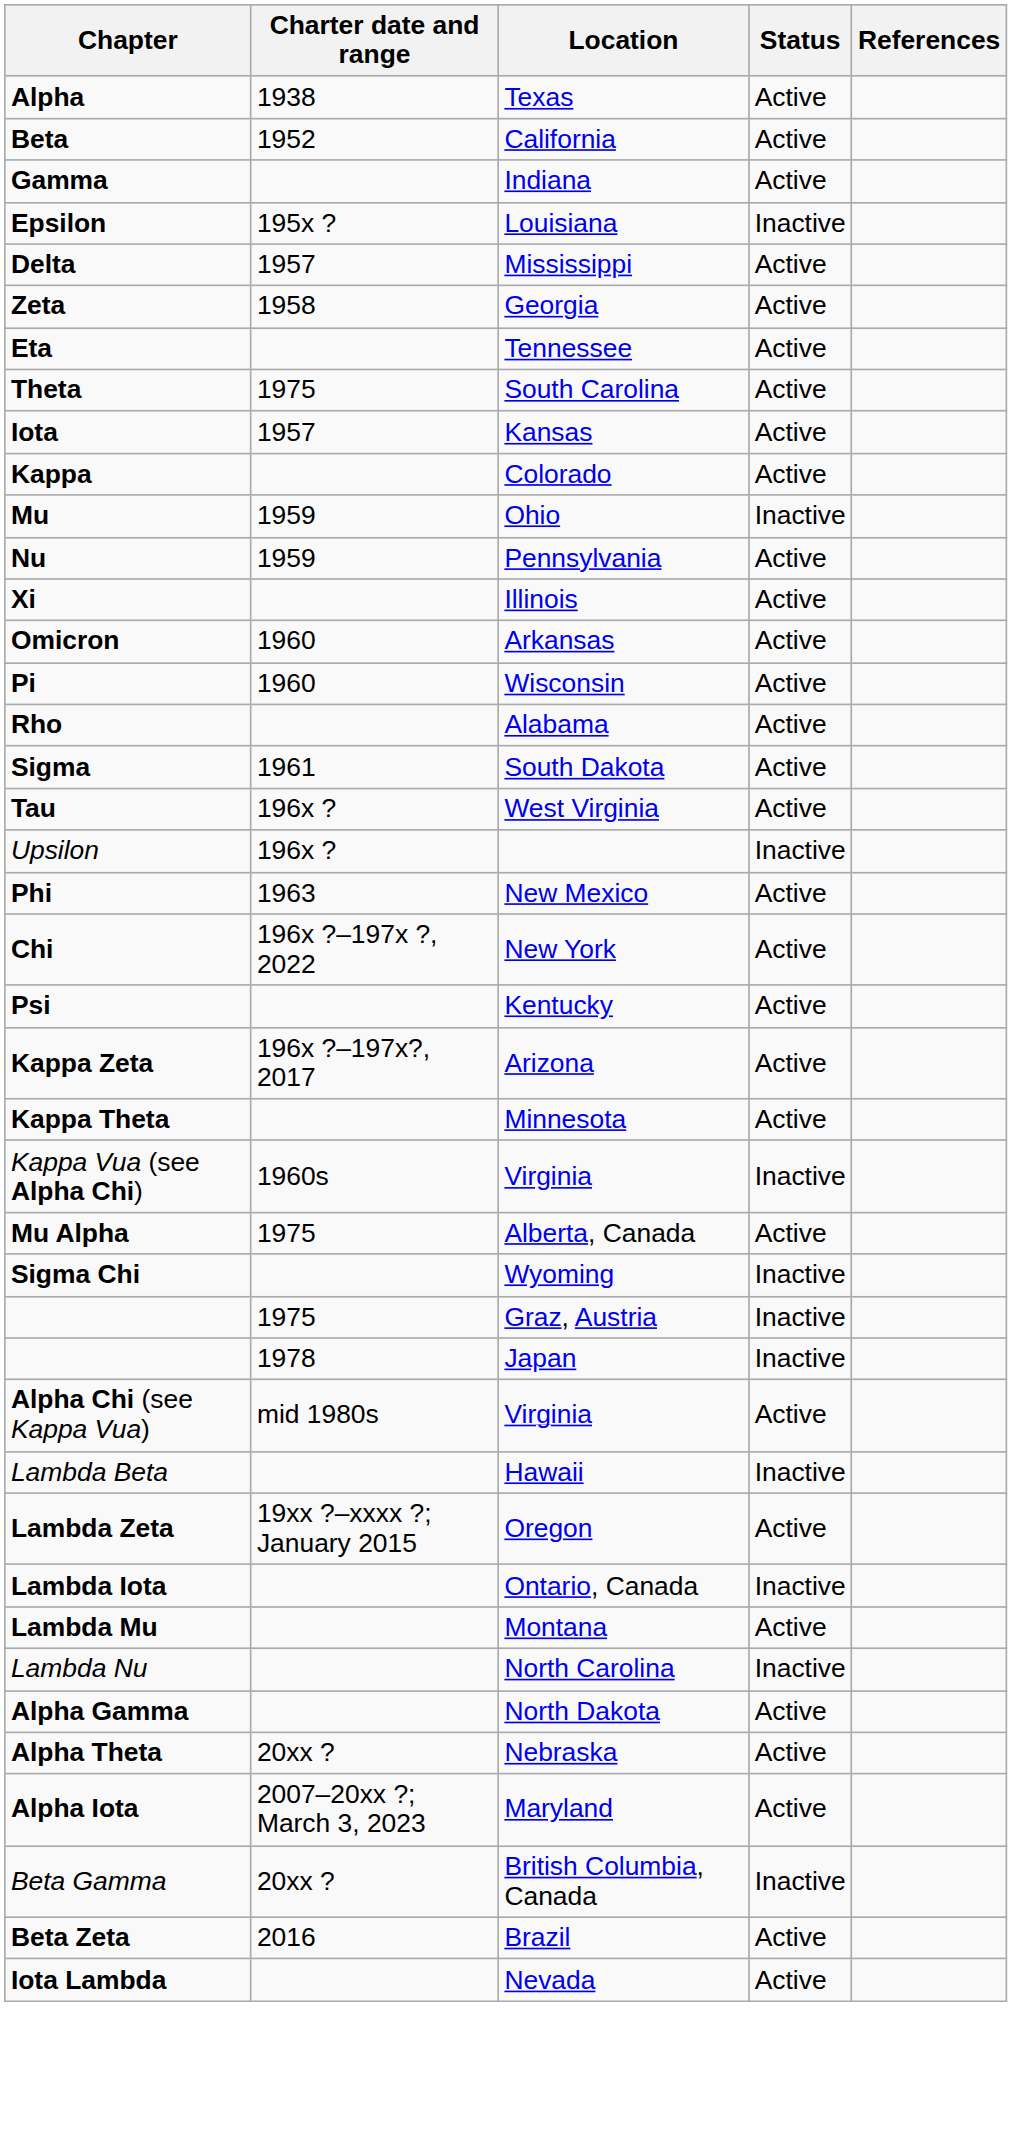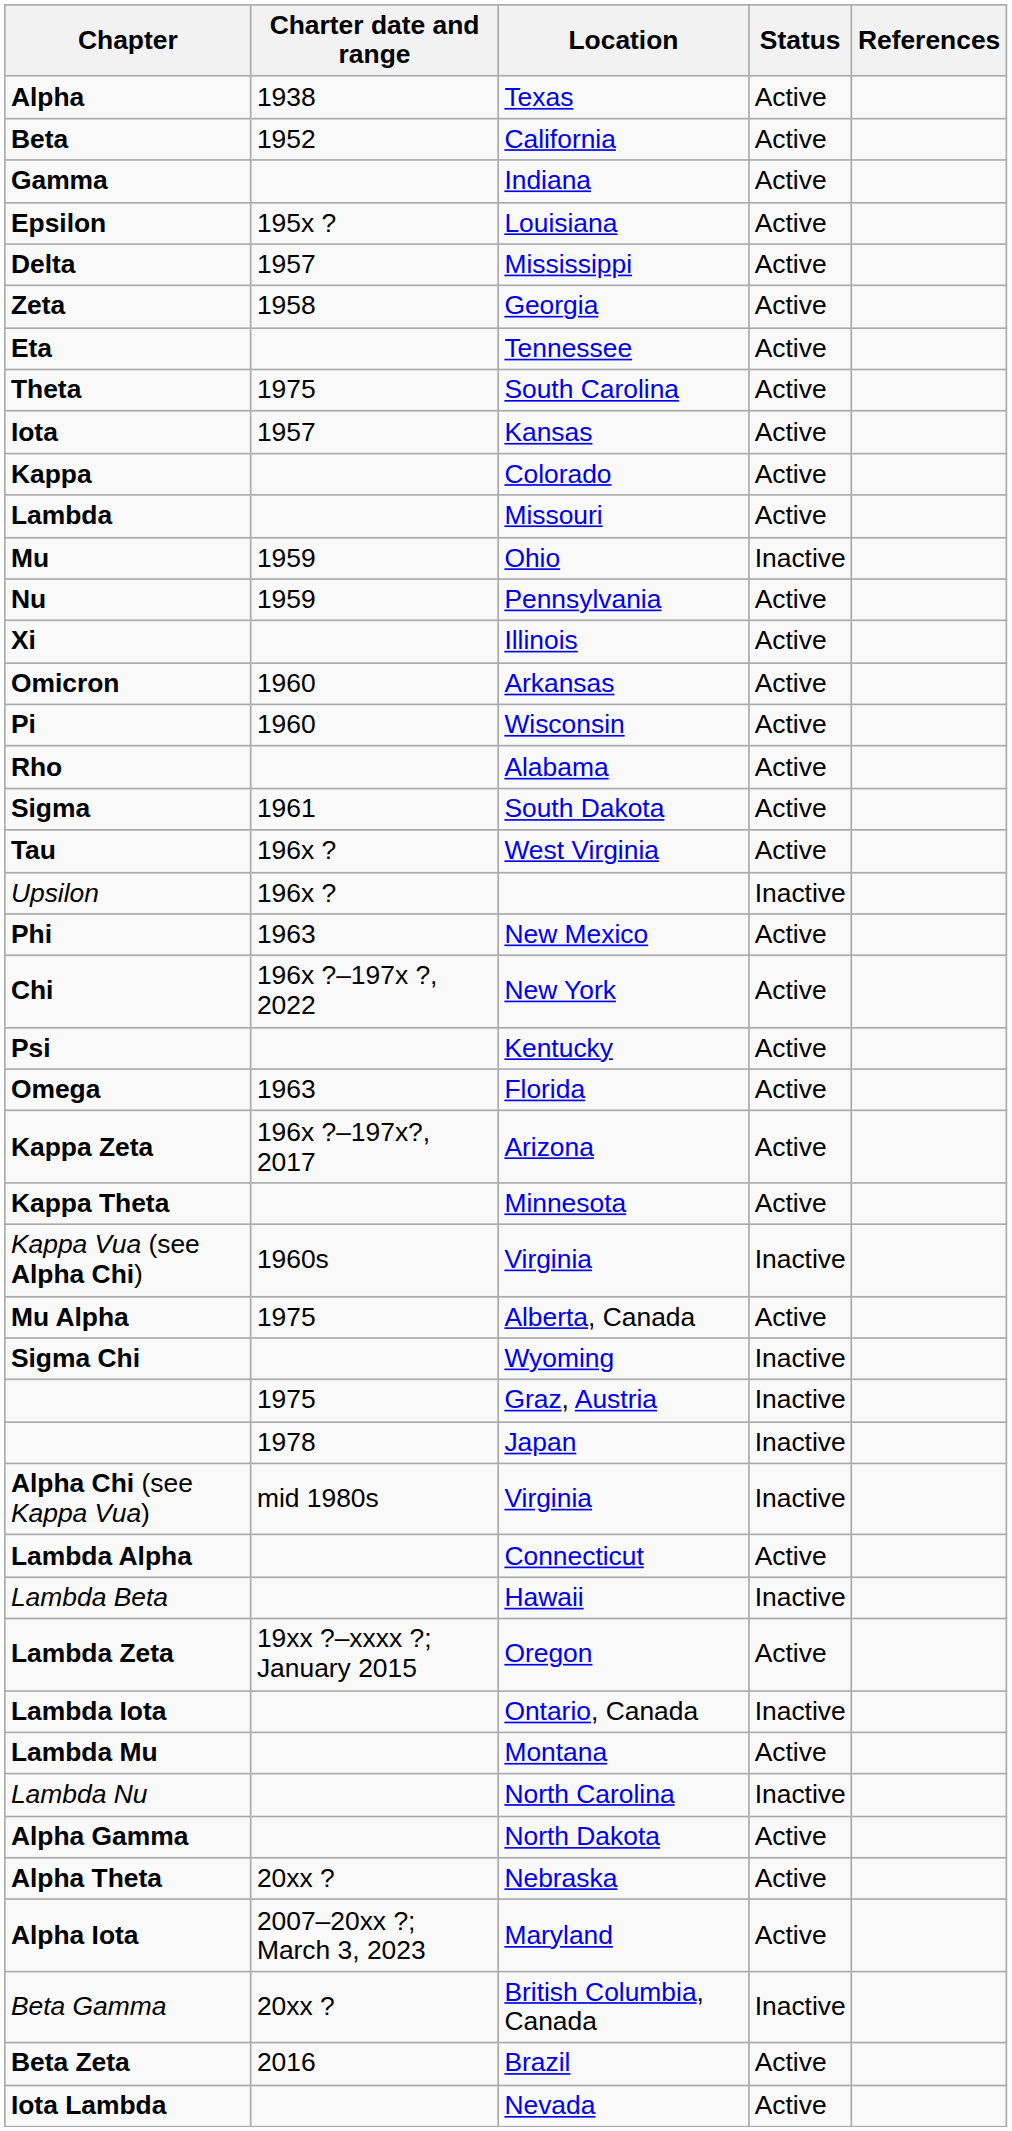(800, 222) Inactive -> (791, 222) Active
+ row: (62, 515)
+ row: (56, 1089)
(791, 1415) Active -> (800, 1498) Inactive
+ row: (101, 1555)
